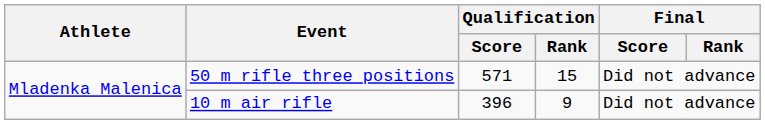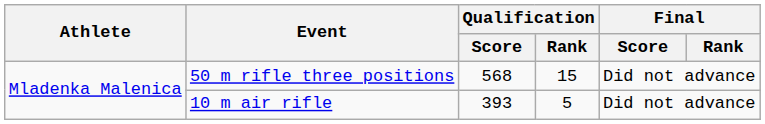(497, 76) 571 -> (497, 76) 568
(497, 104) 396 -> (497, 104) 393
(567, 104) 9 -> (567, 104) 5
